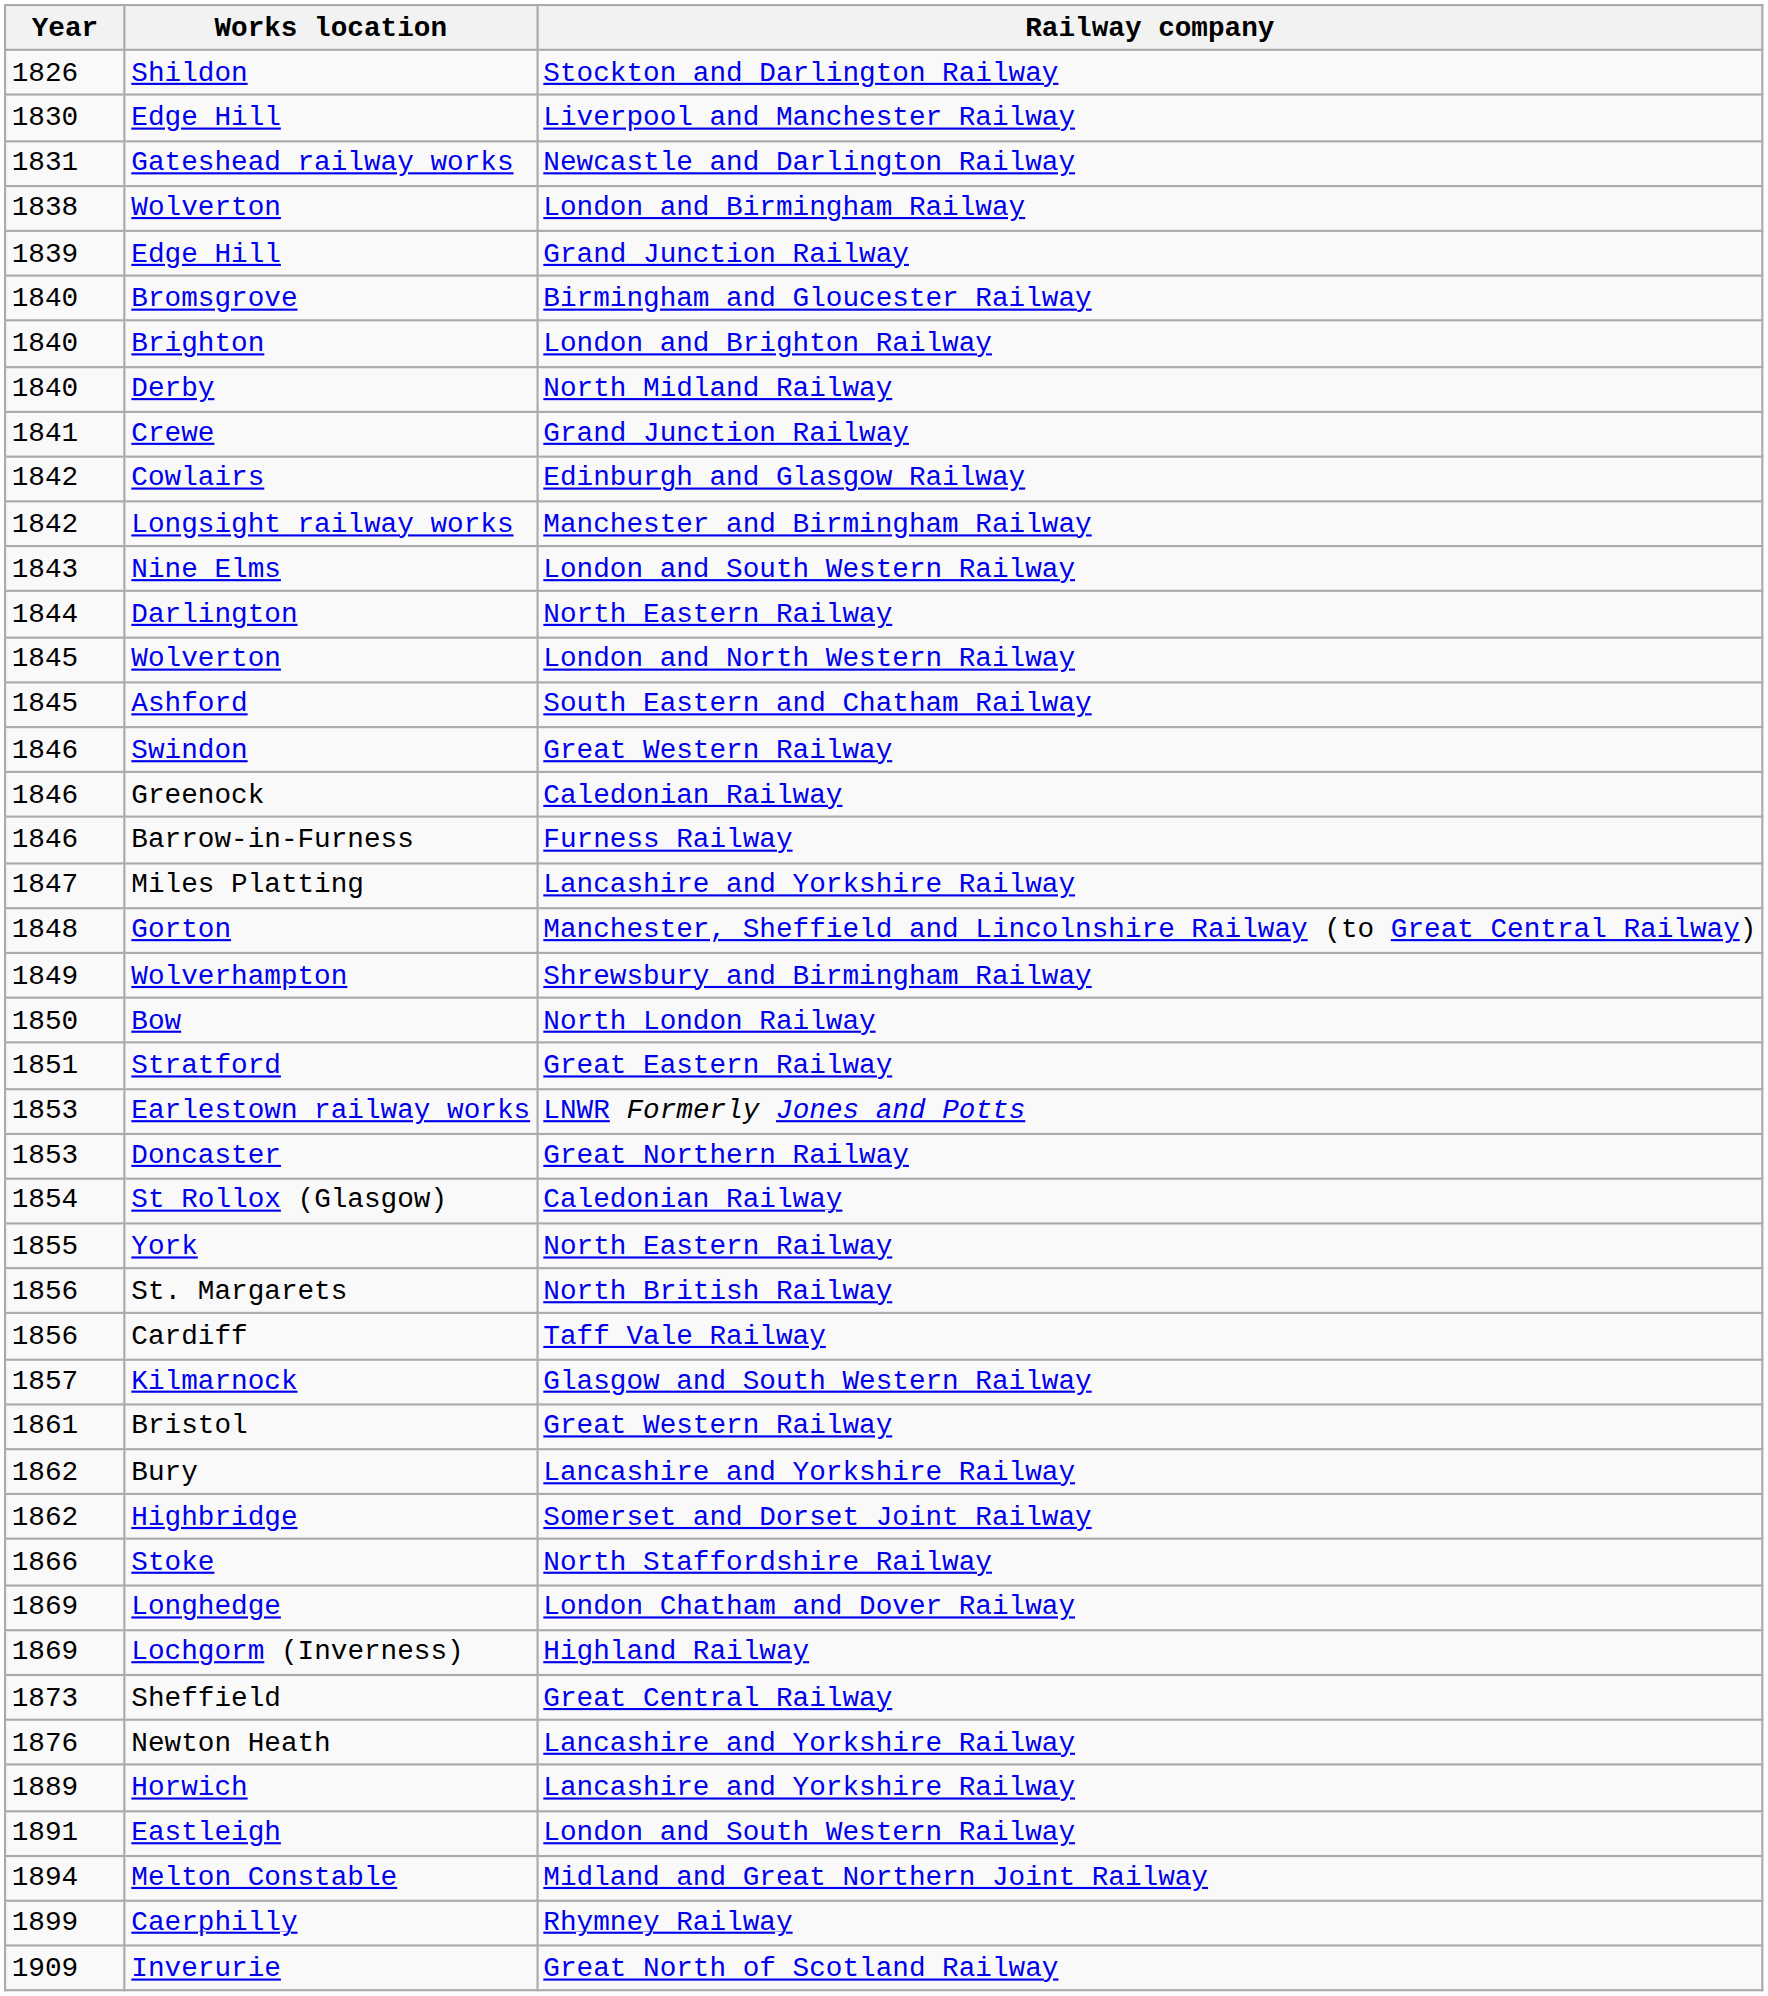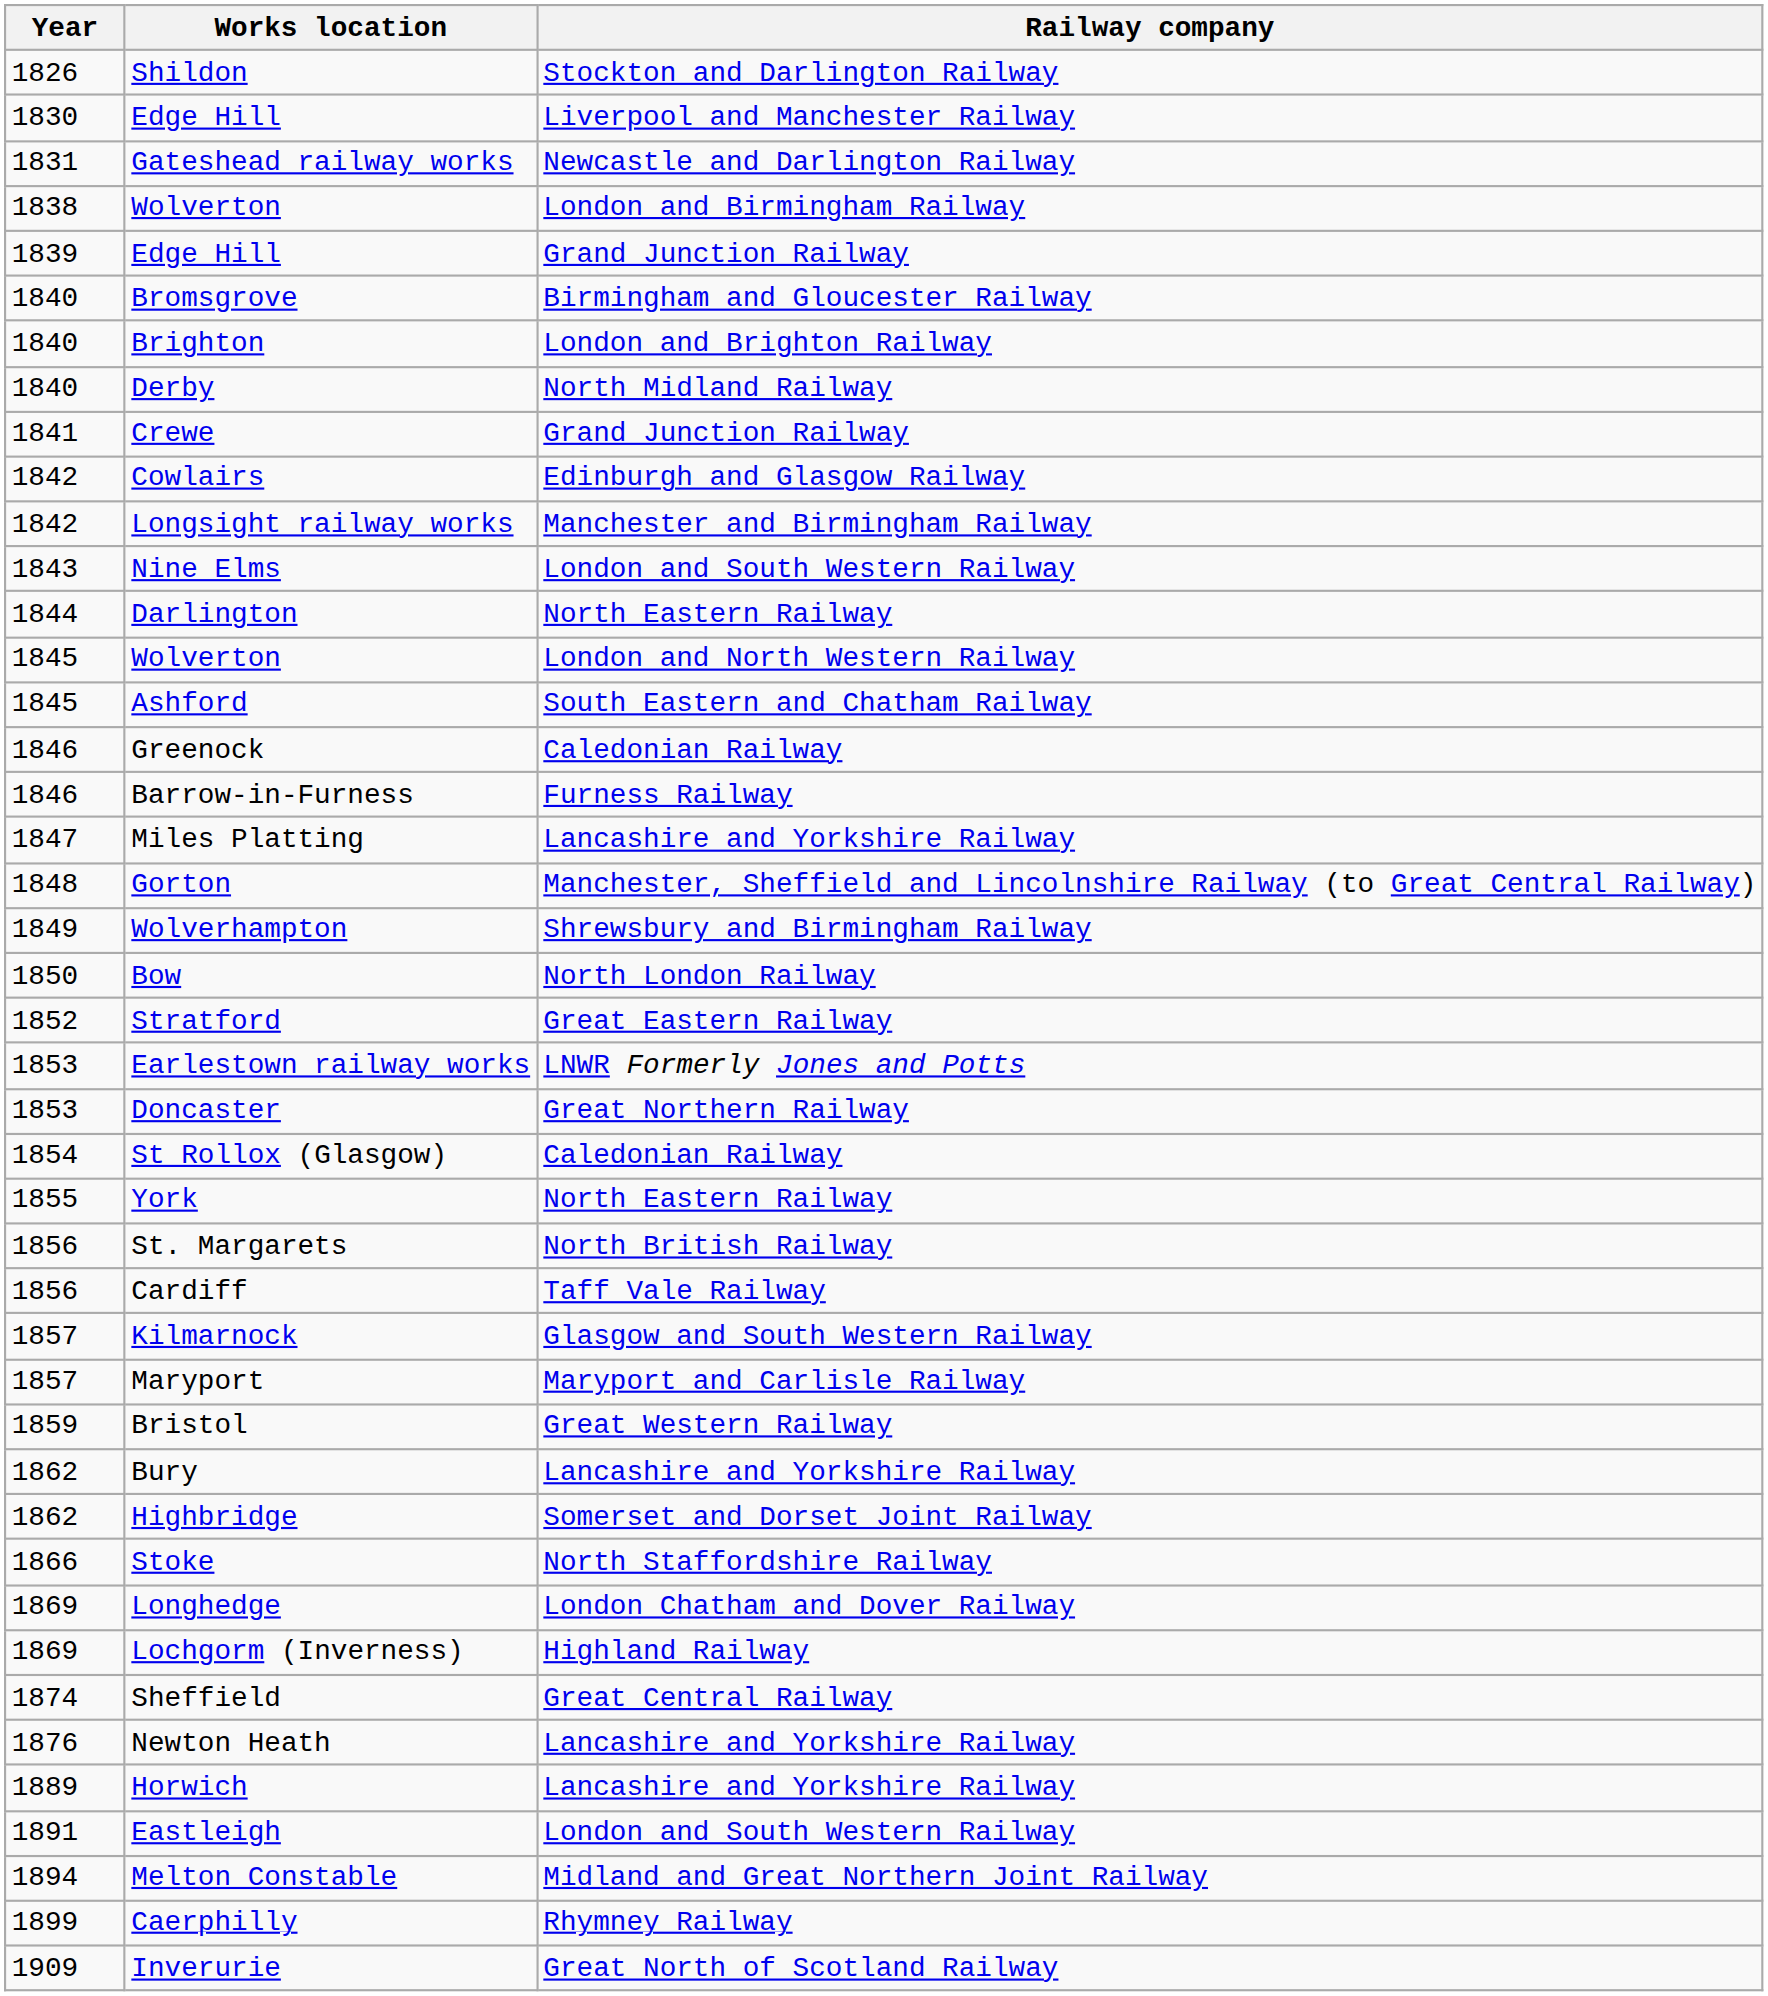- row: (189, 750)
(45, 1066) 1851 -> (45, 1020) 1852
+ row: (198, 1382)
(45, 1427) 1861 -> (45, 1427) 1859
(45, 1697) 1873 -> (45, 1697) 1874
